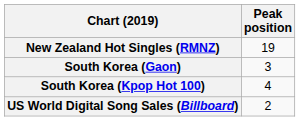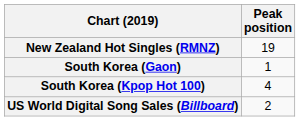(268, 67) 3 -> (268, 67) 1
